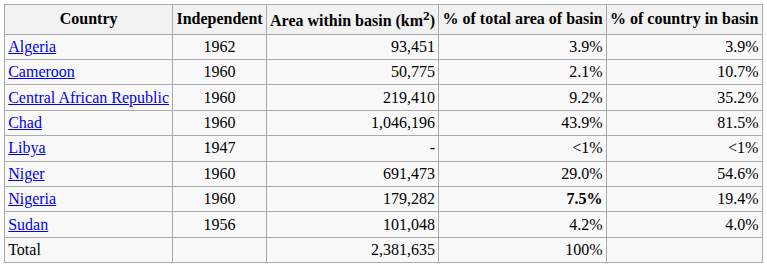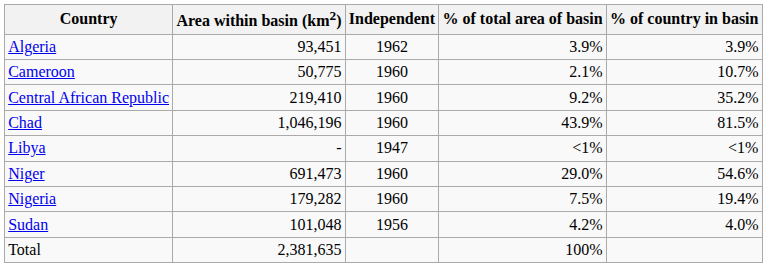columns swapped: (220, 19) <-> (353, 19)
(585, 199) bold -> (586, 199) normal
